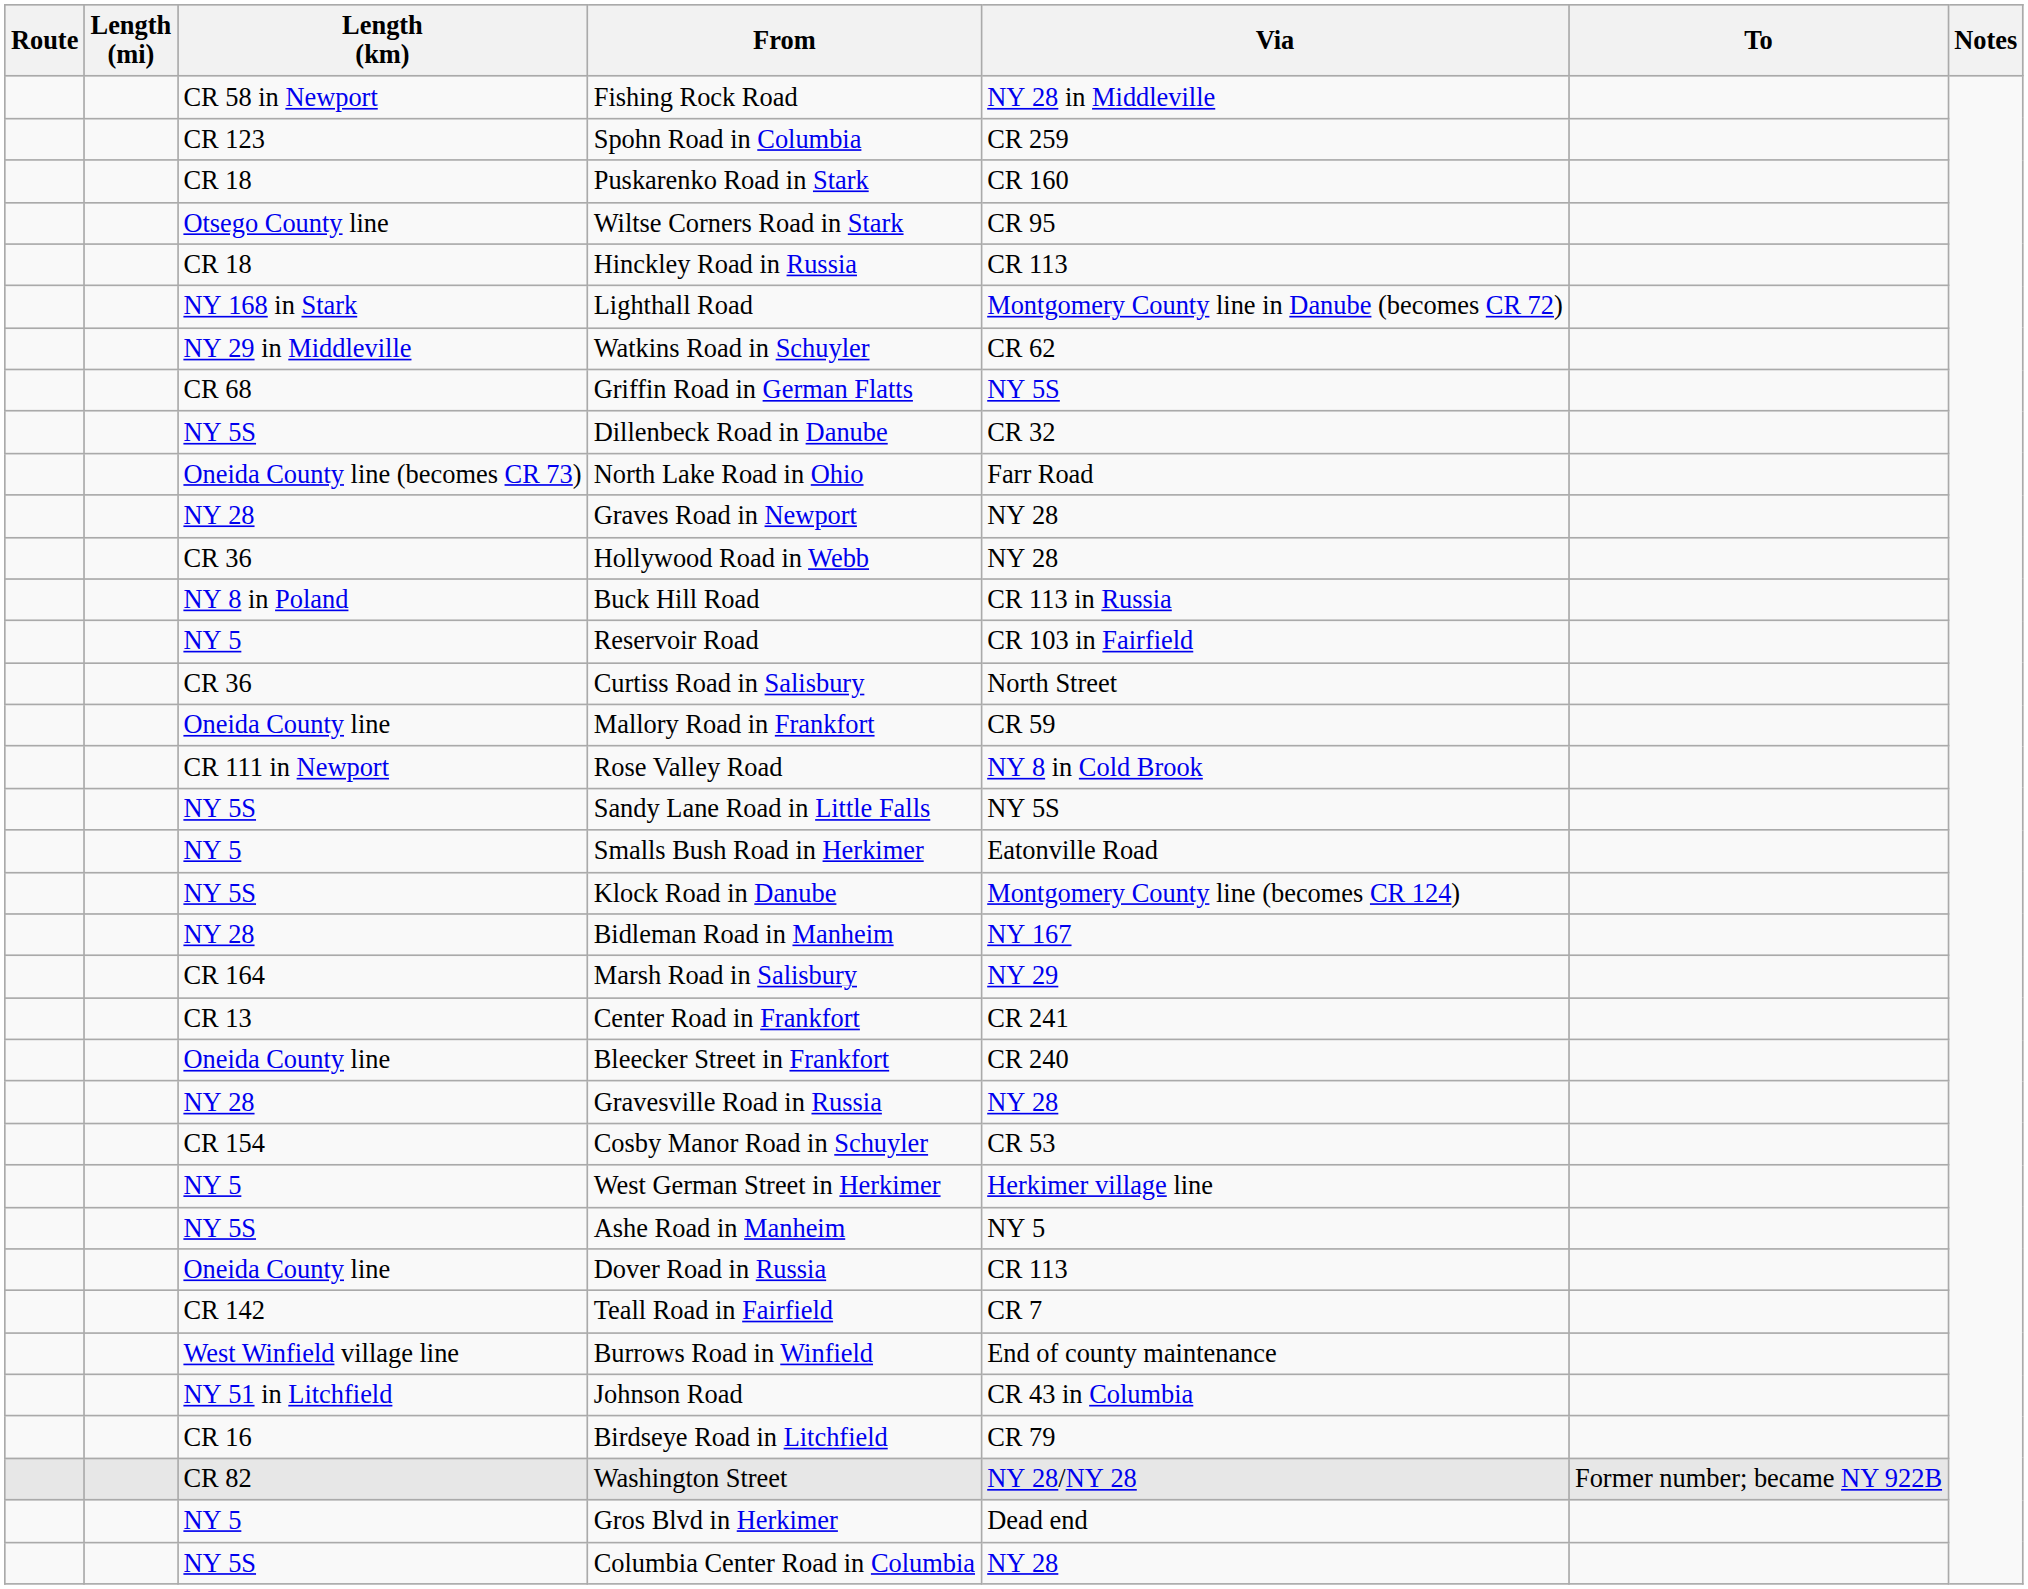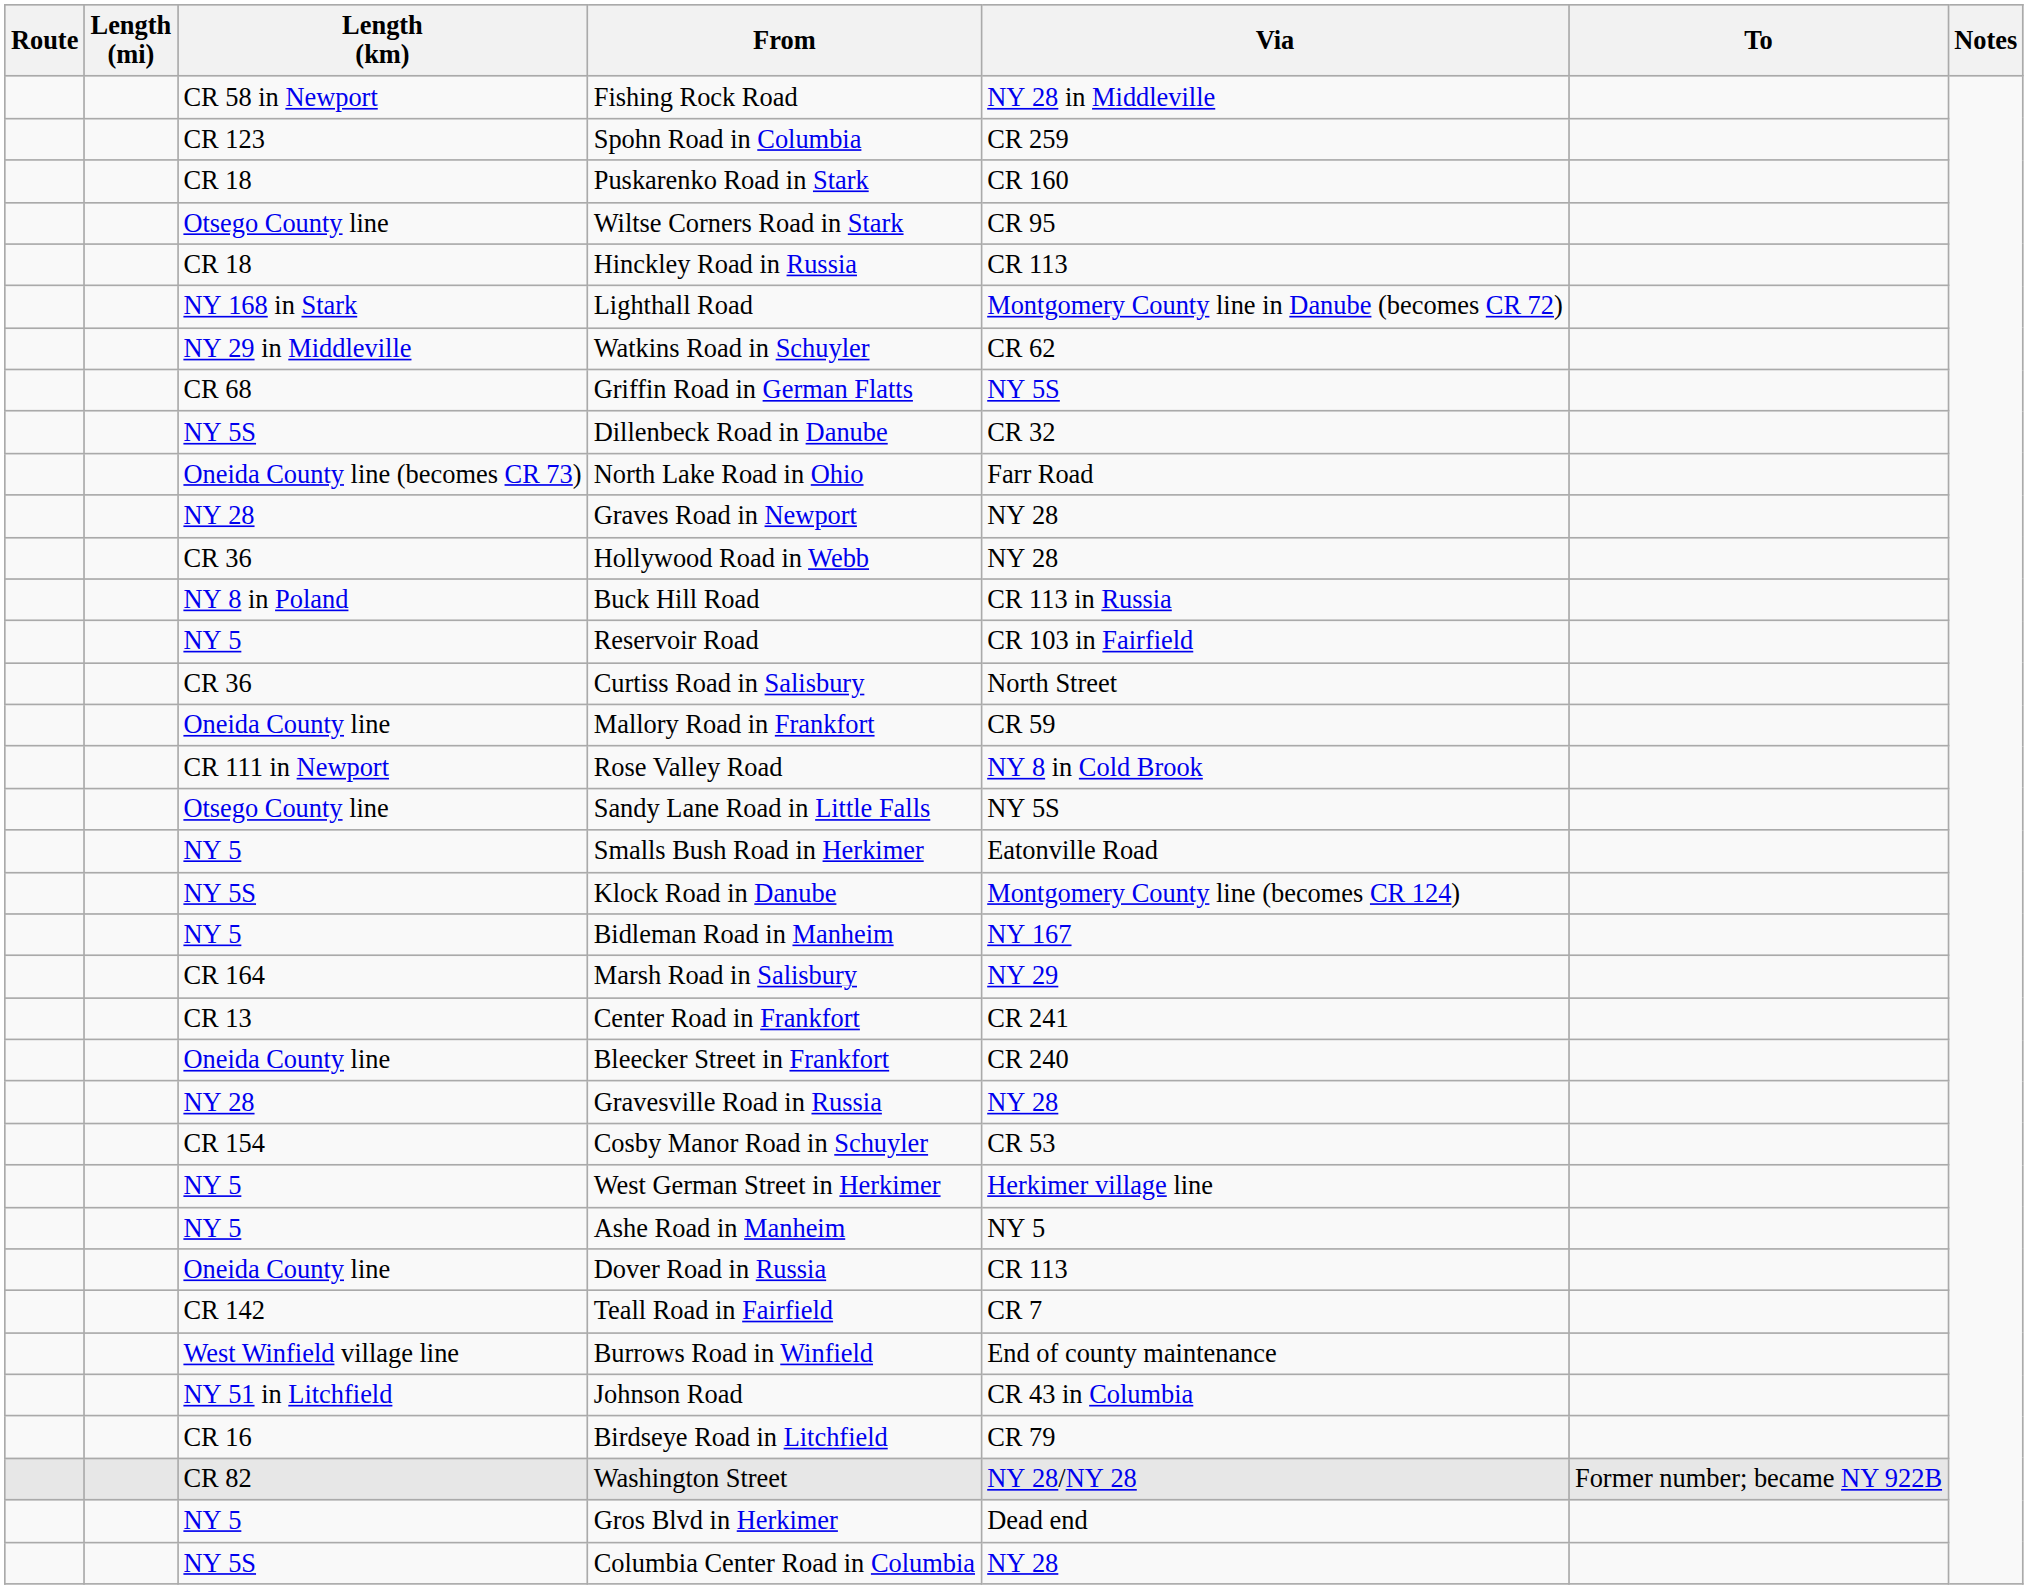(220, 808) NY 5S -> (286, 808) Otsego County line
(219, 934) NY 28 -> (212, 934) NY 5
(220, 1227) NY 5S -> (212, 1227) NY 5
